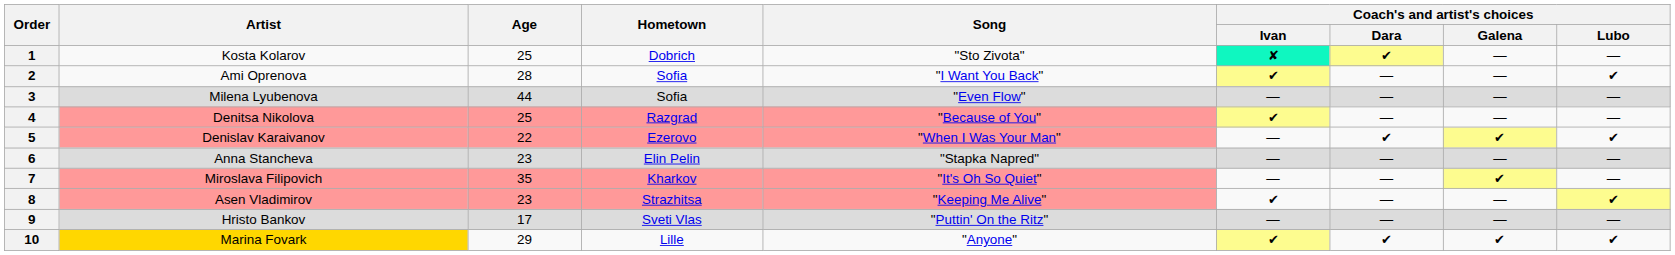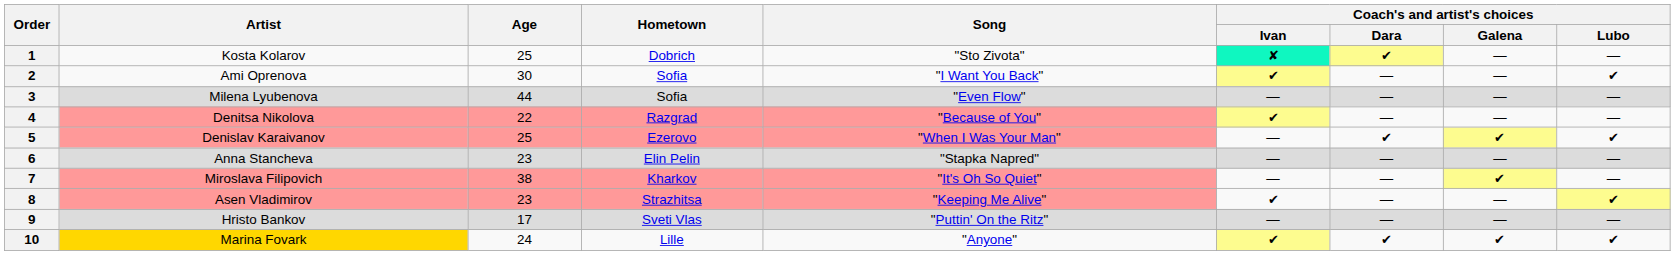(524, 76) 28 -> (524, 76) 30
(524, 117) 25 -> (524, 117) 22
(524, 138) 22 -> (524, 138) 25
(524, 178) 35 -> (524, 178) 38
(524, 240) 29 -> (524, 240) 24
